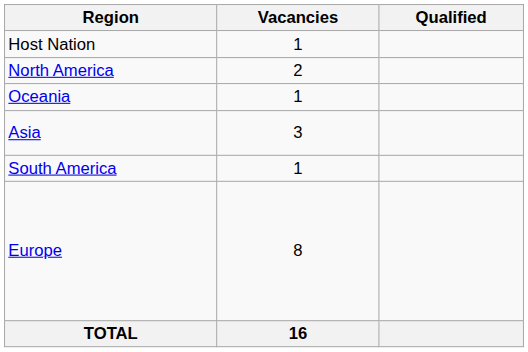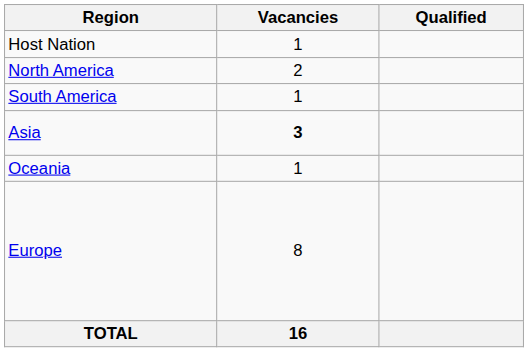rows swapped: (62, 168) <-> (39, 96)
(298, 132) normal -> (298, 132) bold
